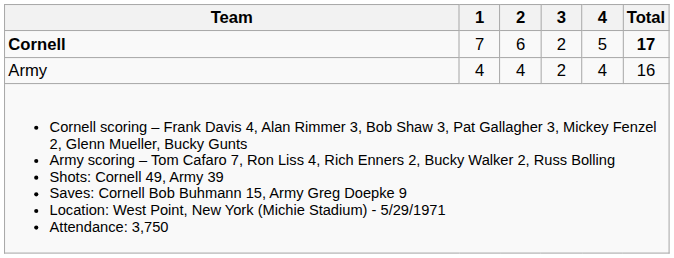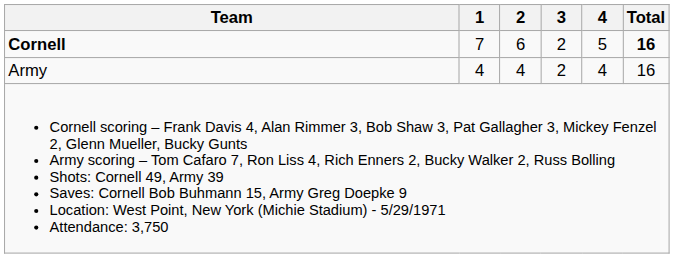(646, 44) 17 -> (646, 44) 16
